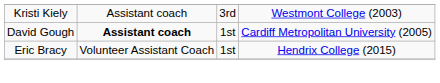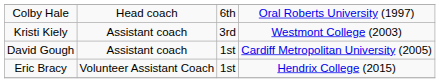+ row: (41, 13)
(147, 31) bold -> (147, 50) normal
